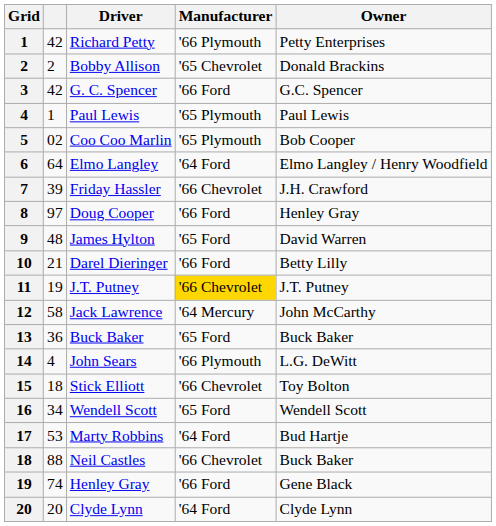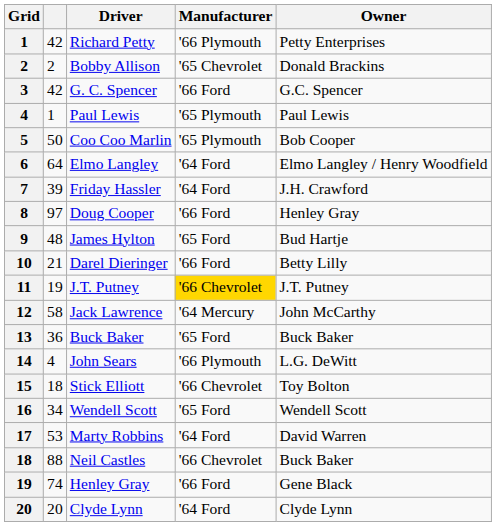(55, 139) 02 -> (55, 139) 50
(220, 189) '66 Chevrolet -> (204, 189) '64 Ford
(323, 238) David Warren -> (314, 238) Bud Hartje
(314, 435) Bud Hartje -> (323, 435) David Warren
